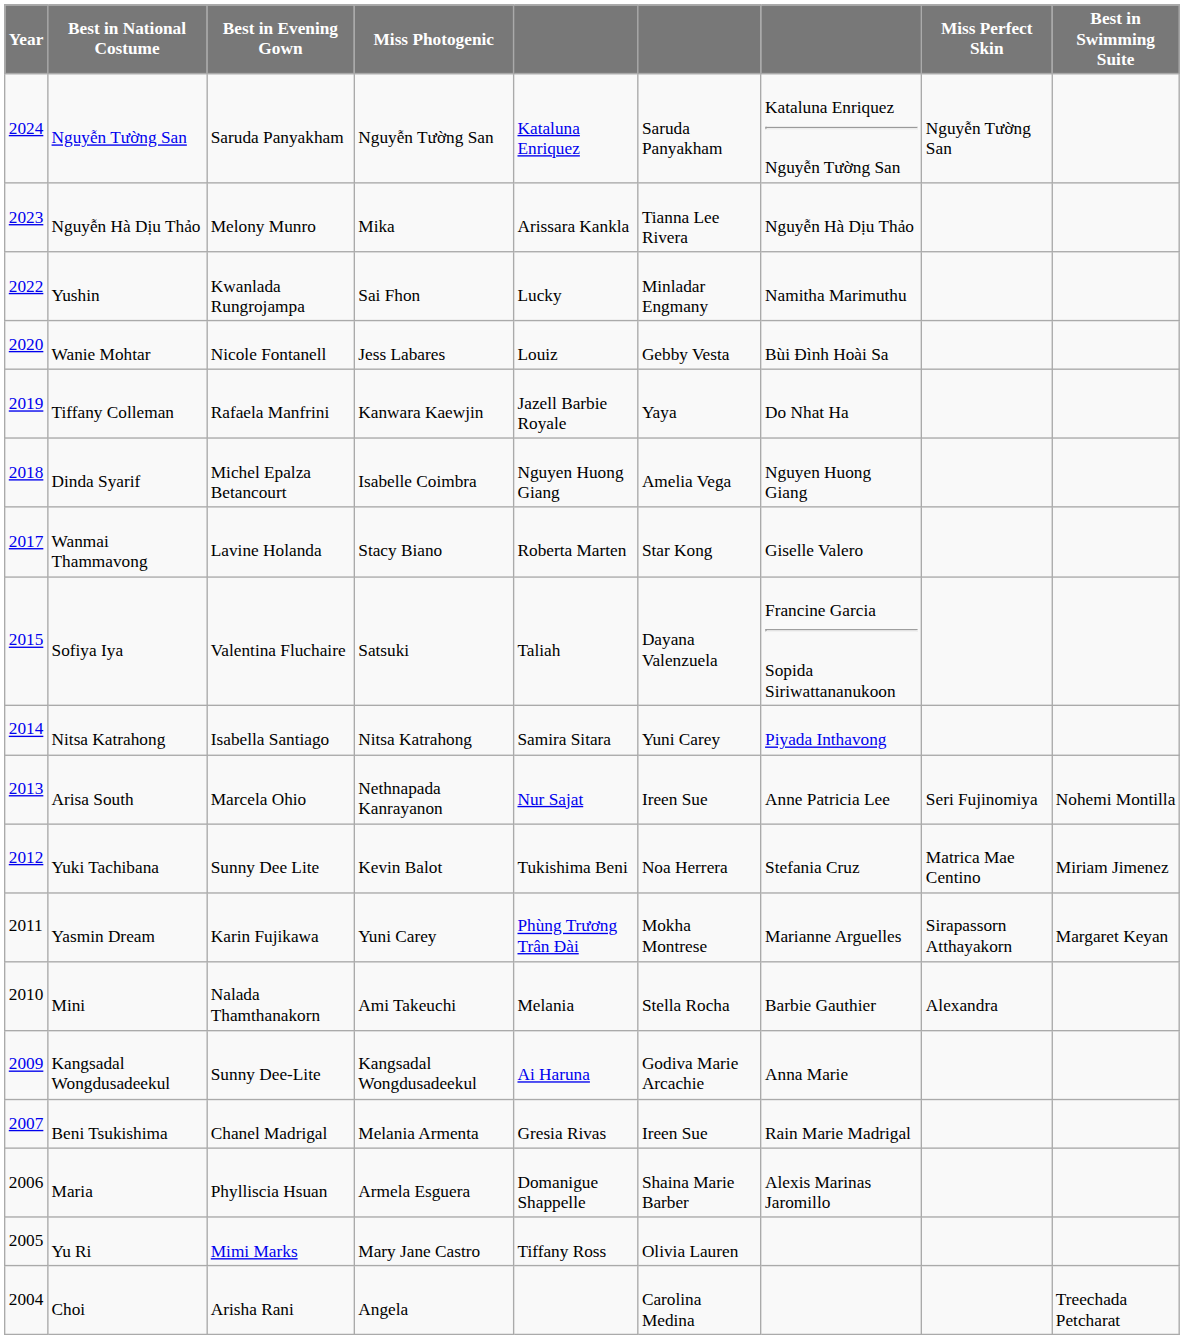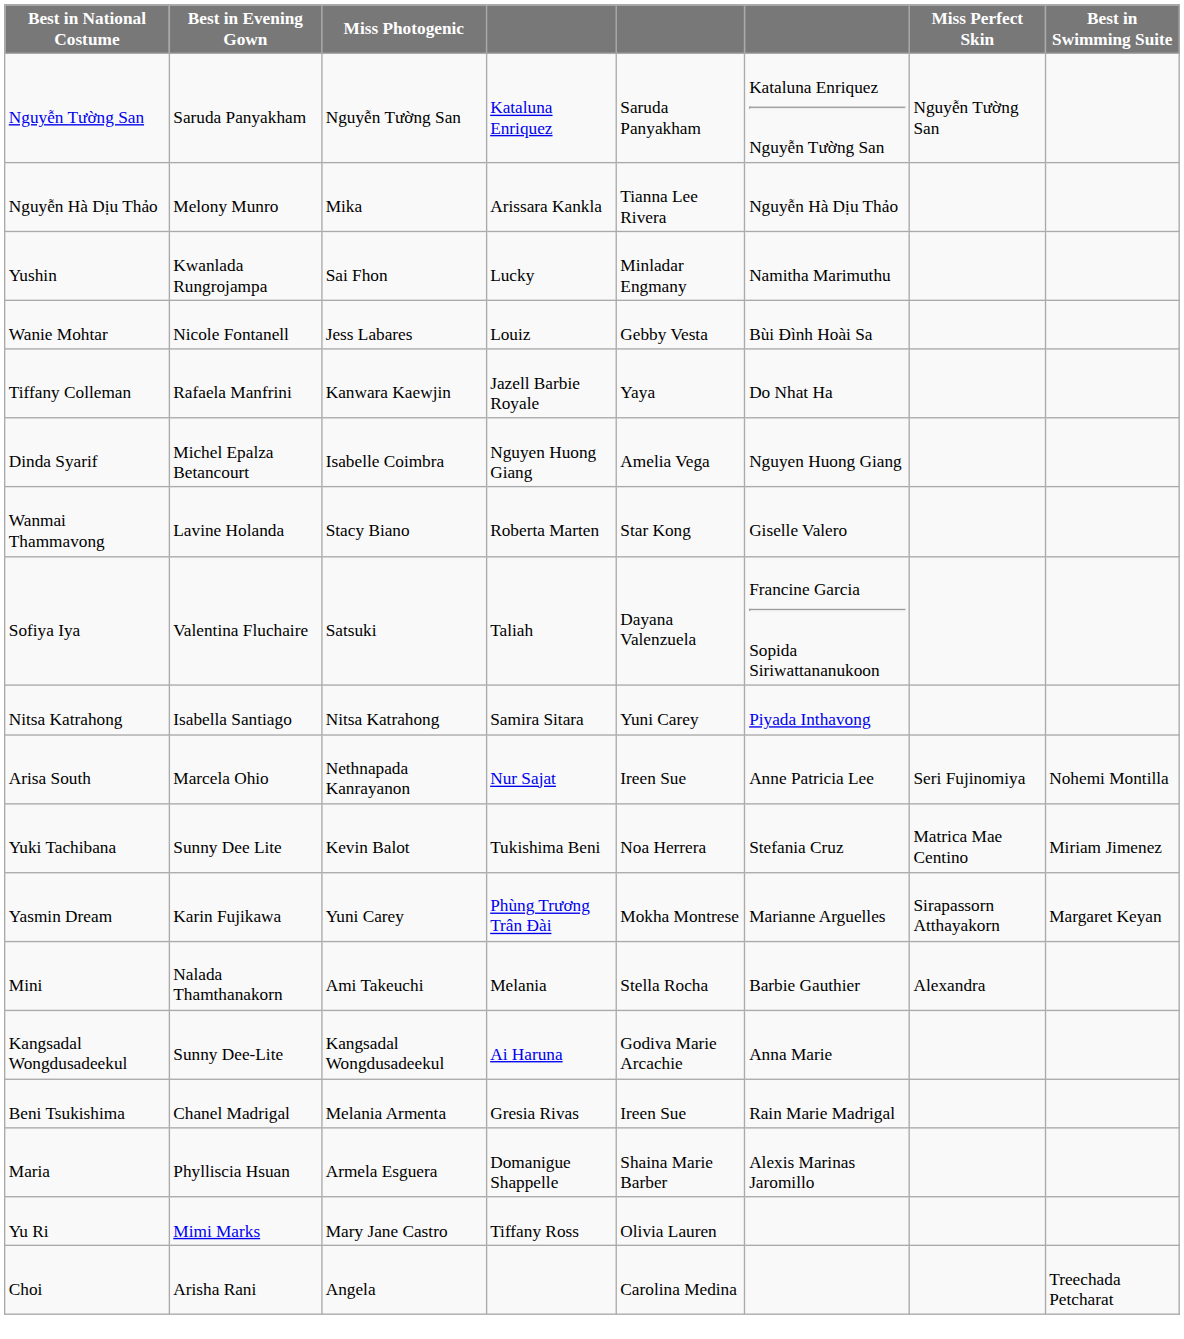- column: (26, 38)
